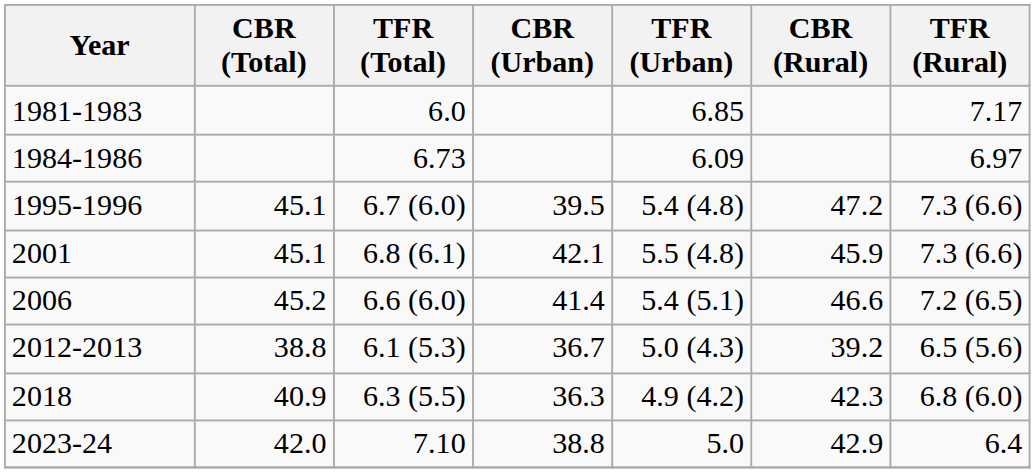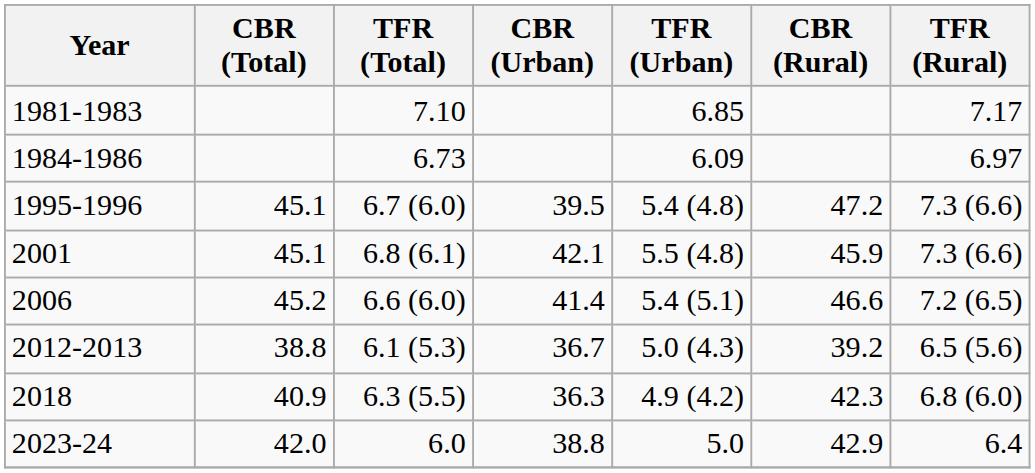(447, 109) 6.0 -> (439, 109) 7.10
(439, 443) 7.10 -> (447, 443) 6.0
